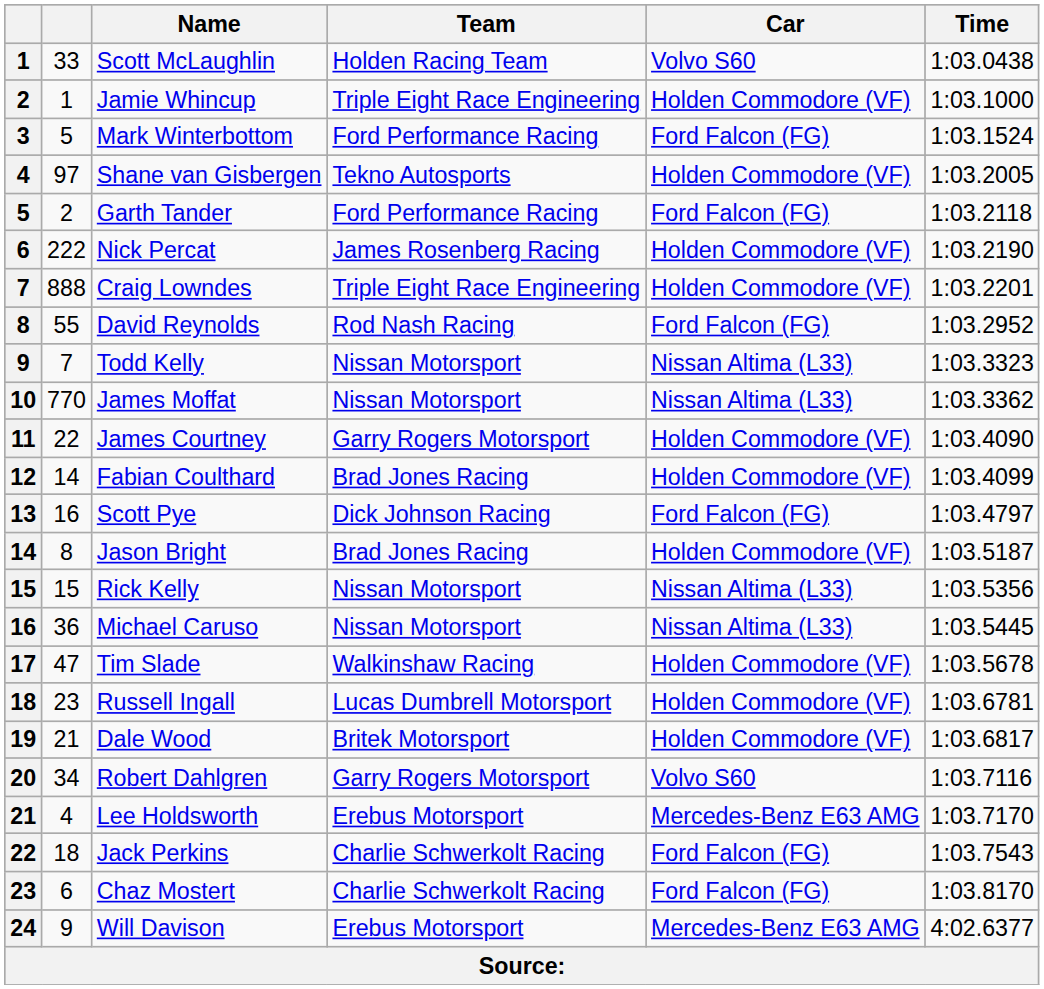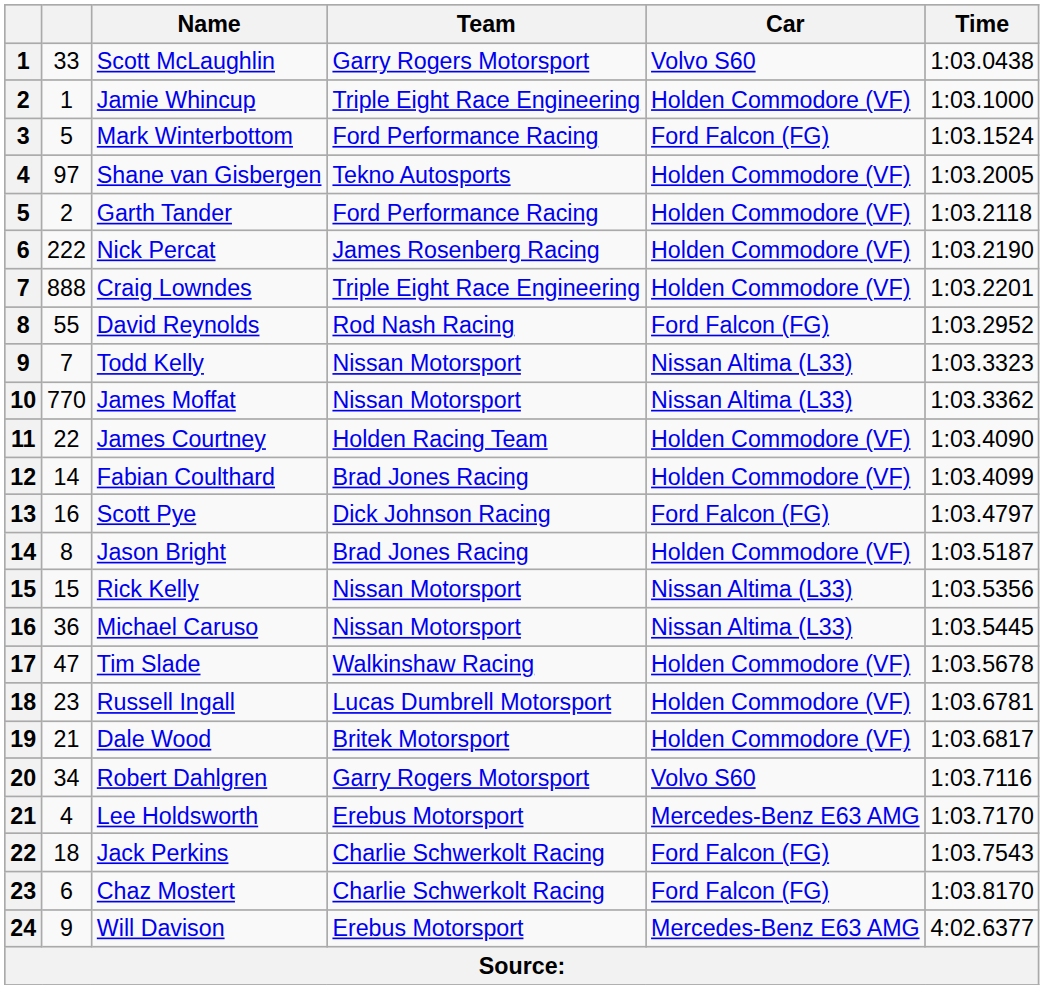(440, 61) Holden Racing Team -> (461, 61) Garry Rogers Motorsport
(740, 212) Ford Falcon (FG) -> (781, 212) Holden Commodore (VF)
(461, 438) Garry Rogers Motorsport -> (440, 438) Holden Racing Team
